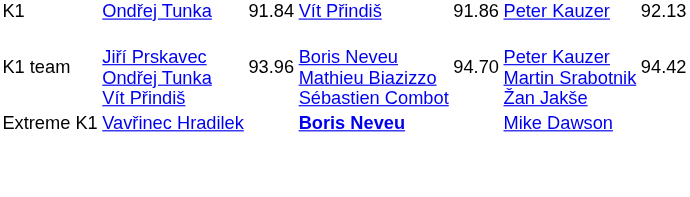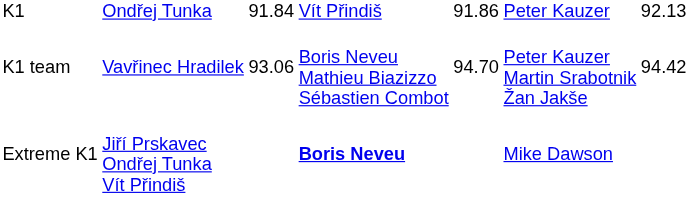(157, 77) Jiří Prskavec Ondřej Tunka Vít Přindiš -> (173, 67) Vavřinec Hradilek
(271, 67) 93.96 -> (271, 67) 93.06
(173, 123) Vavřinec Hradilek -> (157, 164) Jiří Prskavec Ondřej Tunka Vít Přindiš
